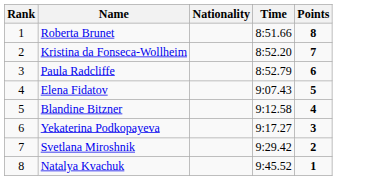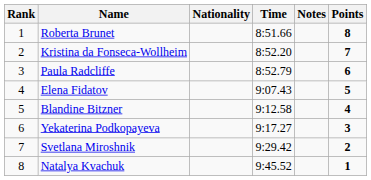+ column: (312, 14)
